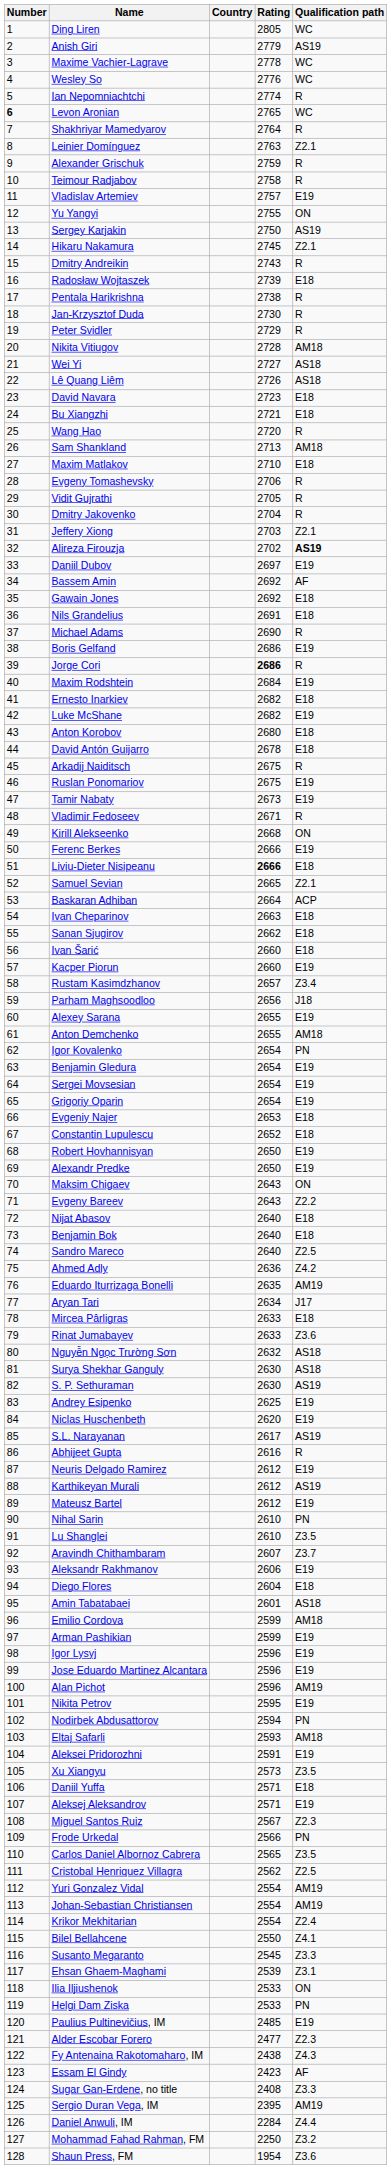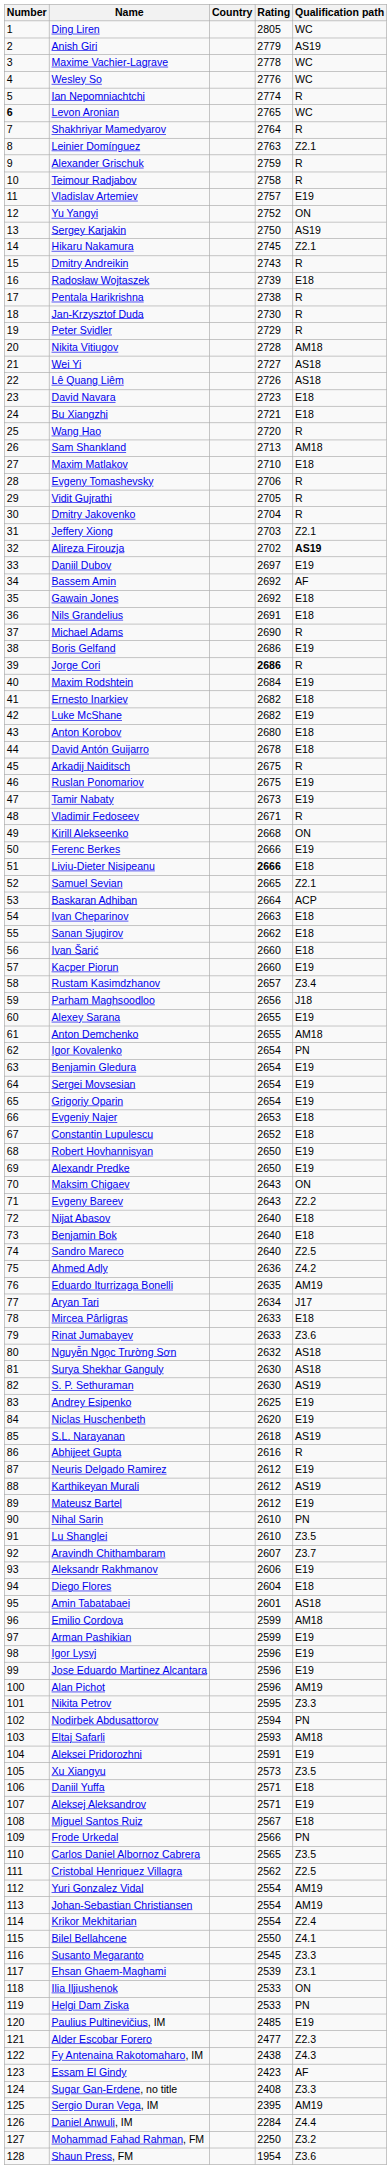(269, 213) 2755 -> (269, 213) 2752
(269, 1436) 2617 -> (269, 1436) 2618
(304, 1704) E19 -> (306, 1704) Z3.3
(306, 1821) Z2.3 -> (304, 1821) E18
